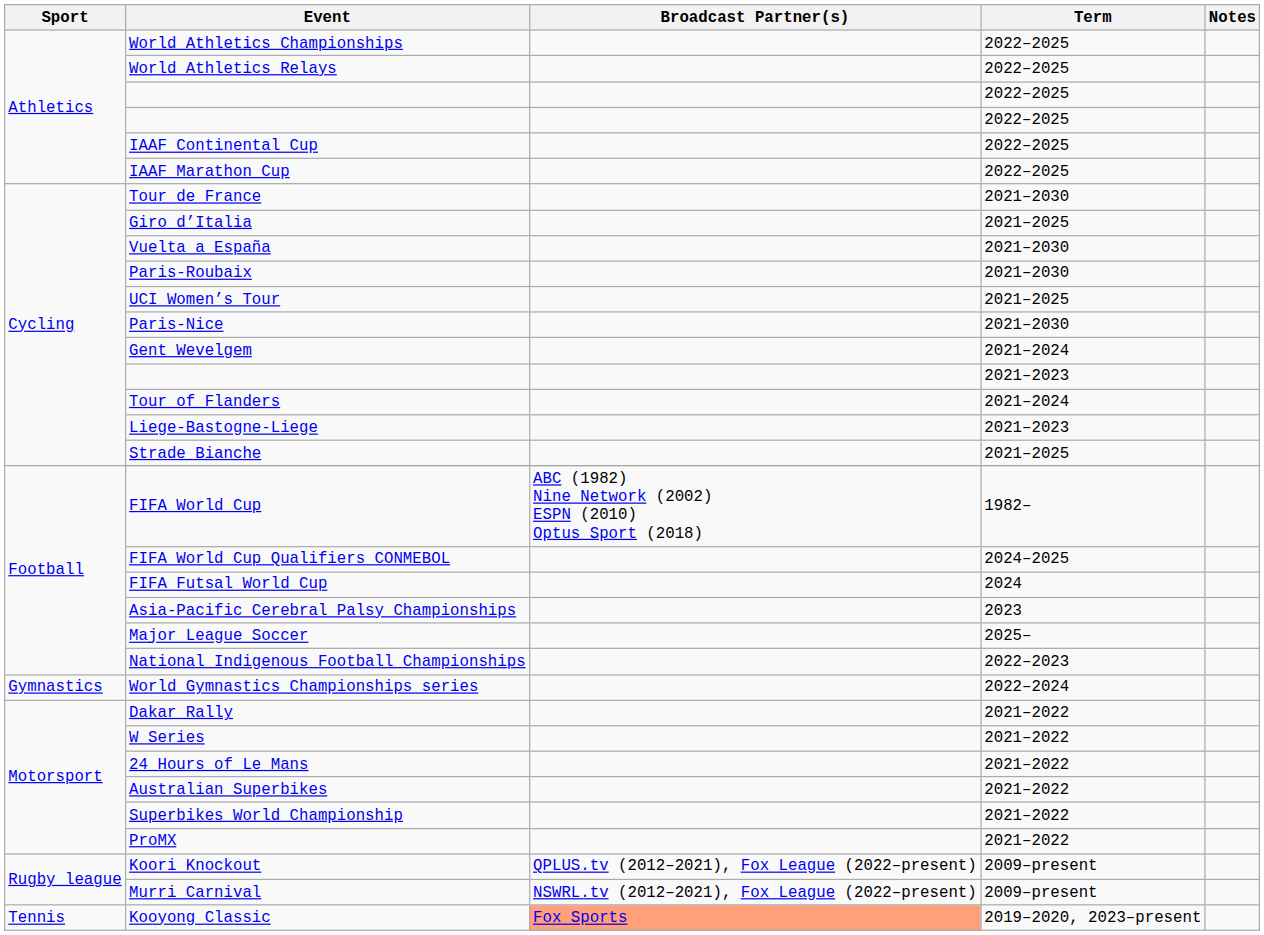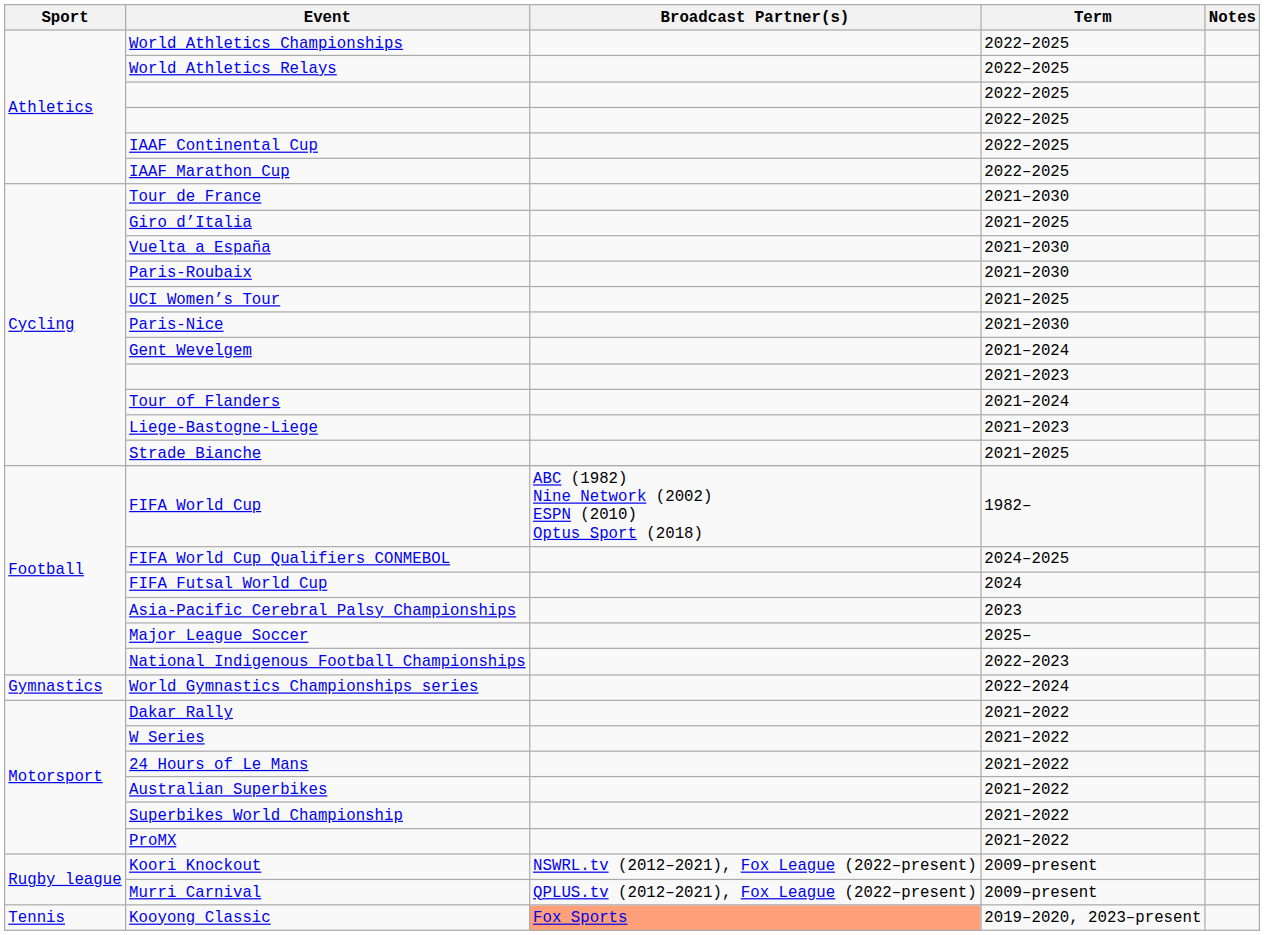(755, 867) QPLUS.tv (2012–2021), Fox League (2022–present) -> (755, 867) NSWRL.tv (2012–2021), Fox League (2022–present)
(755, 892) NSWRL.tv (2012–2021), Fox League (2022–present) -> (755, 892) QPLUS.tv (2012–2021), Fox League (2022–present)
